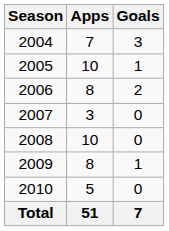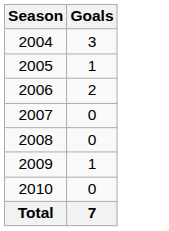- column: (90, 16)
